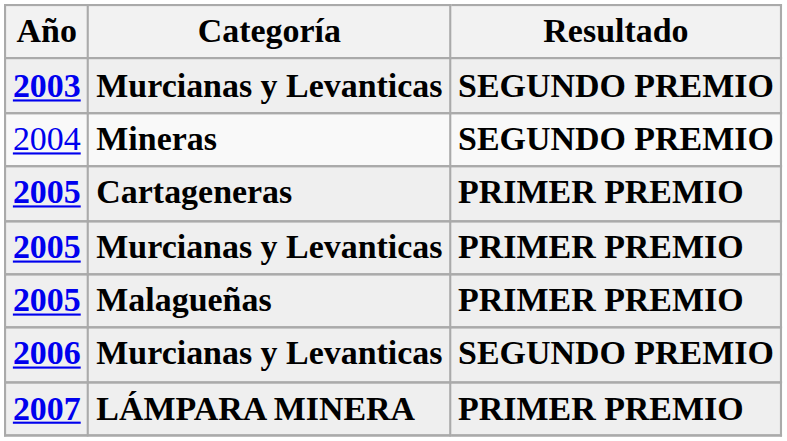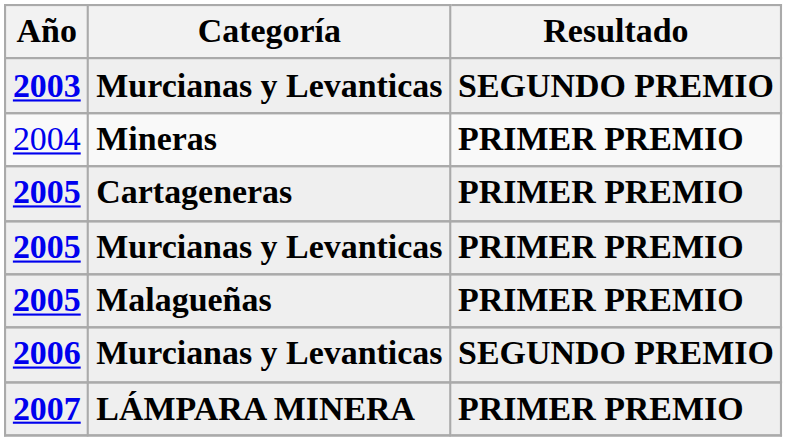(616, 138) SEGUNDO PREMIO -> (601, 138) PRIMER PREMIO
